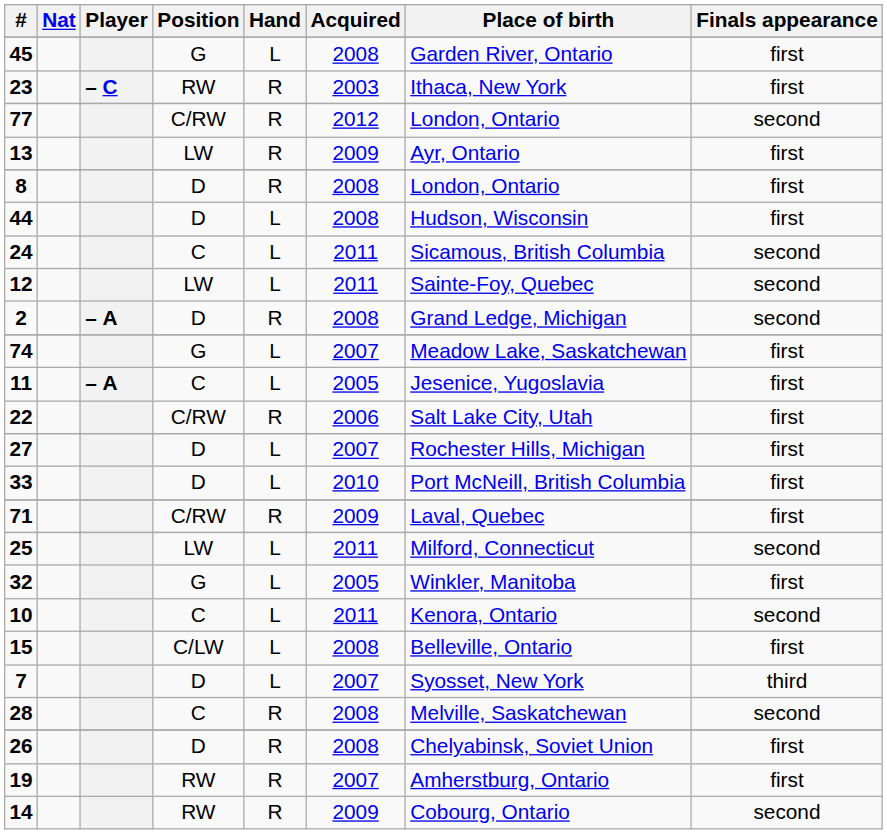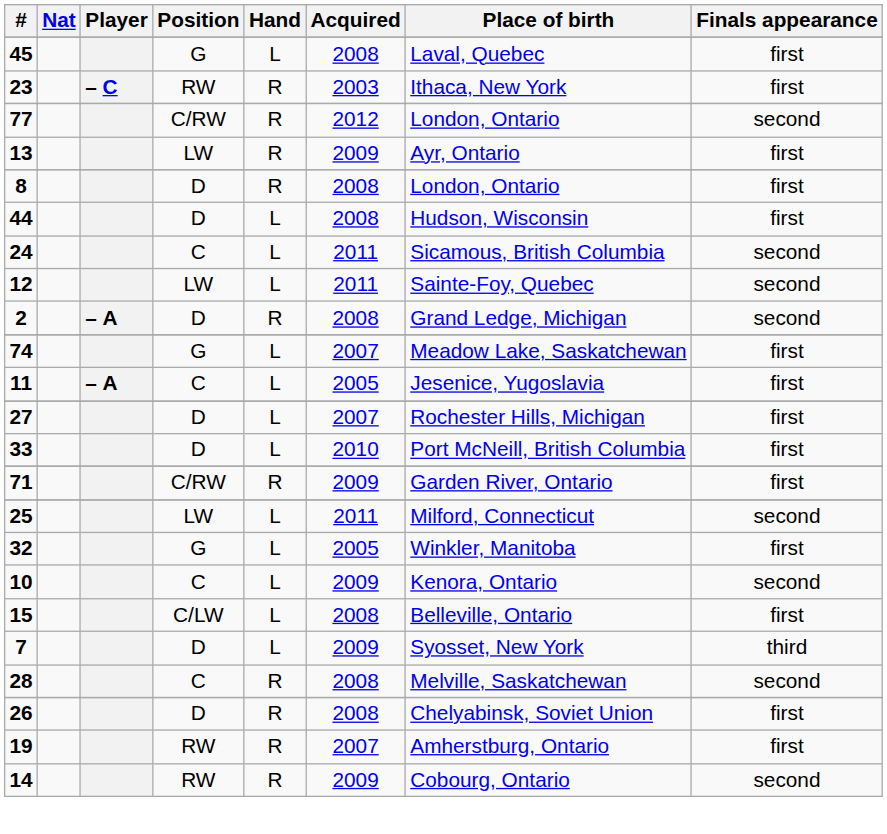(511, 53) Garden River, Ontario -> (477, 53) Laval, Quebec
- row: (21, 416)
(477, 515) Laval, Quebec -> (511, 482) Garden River, Ontario
(356, 614) 2011 -> (356, 581) 2009
(356, 680) 2007 -> (356, 647) 2009
